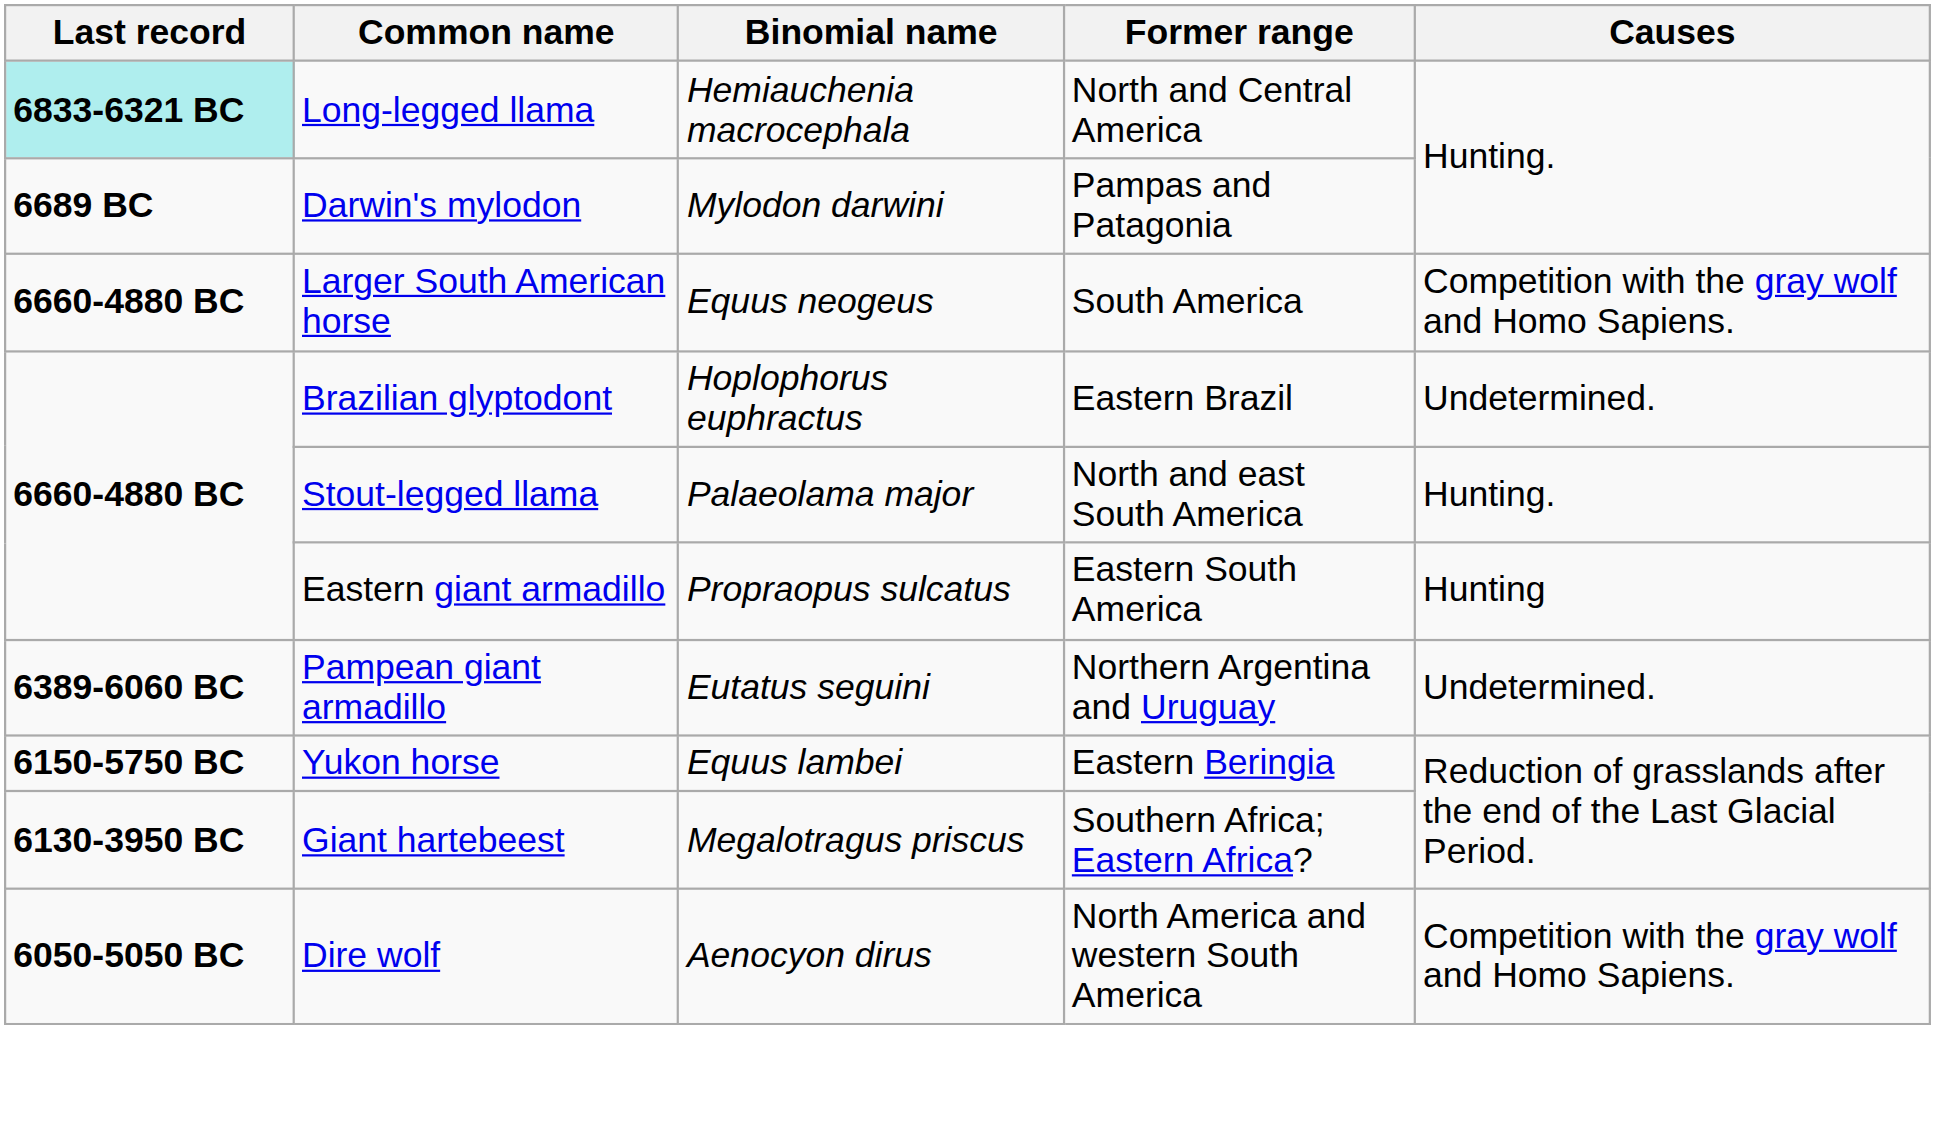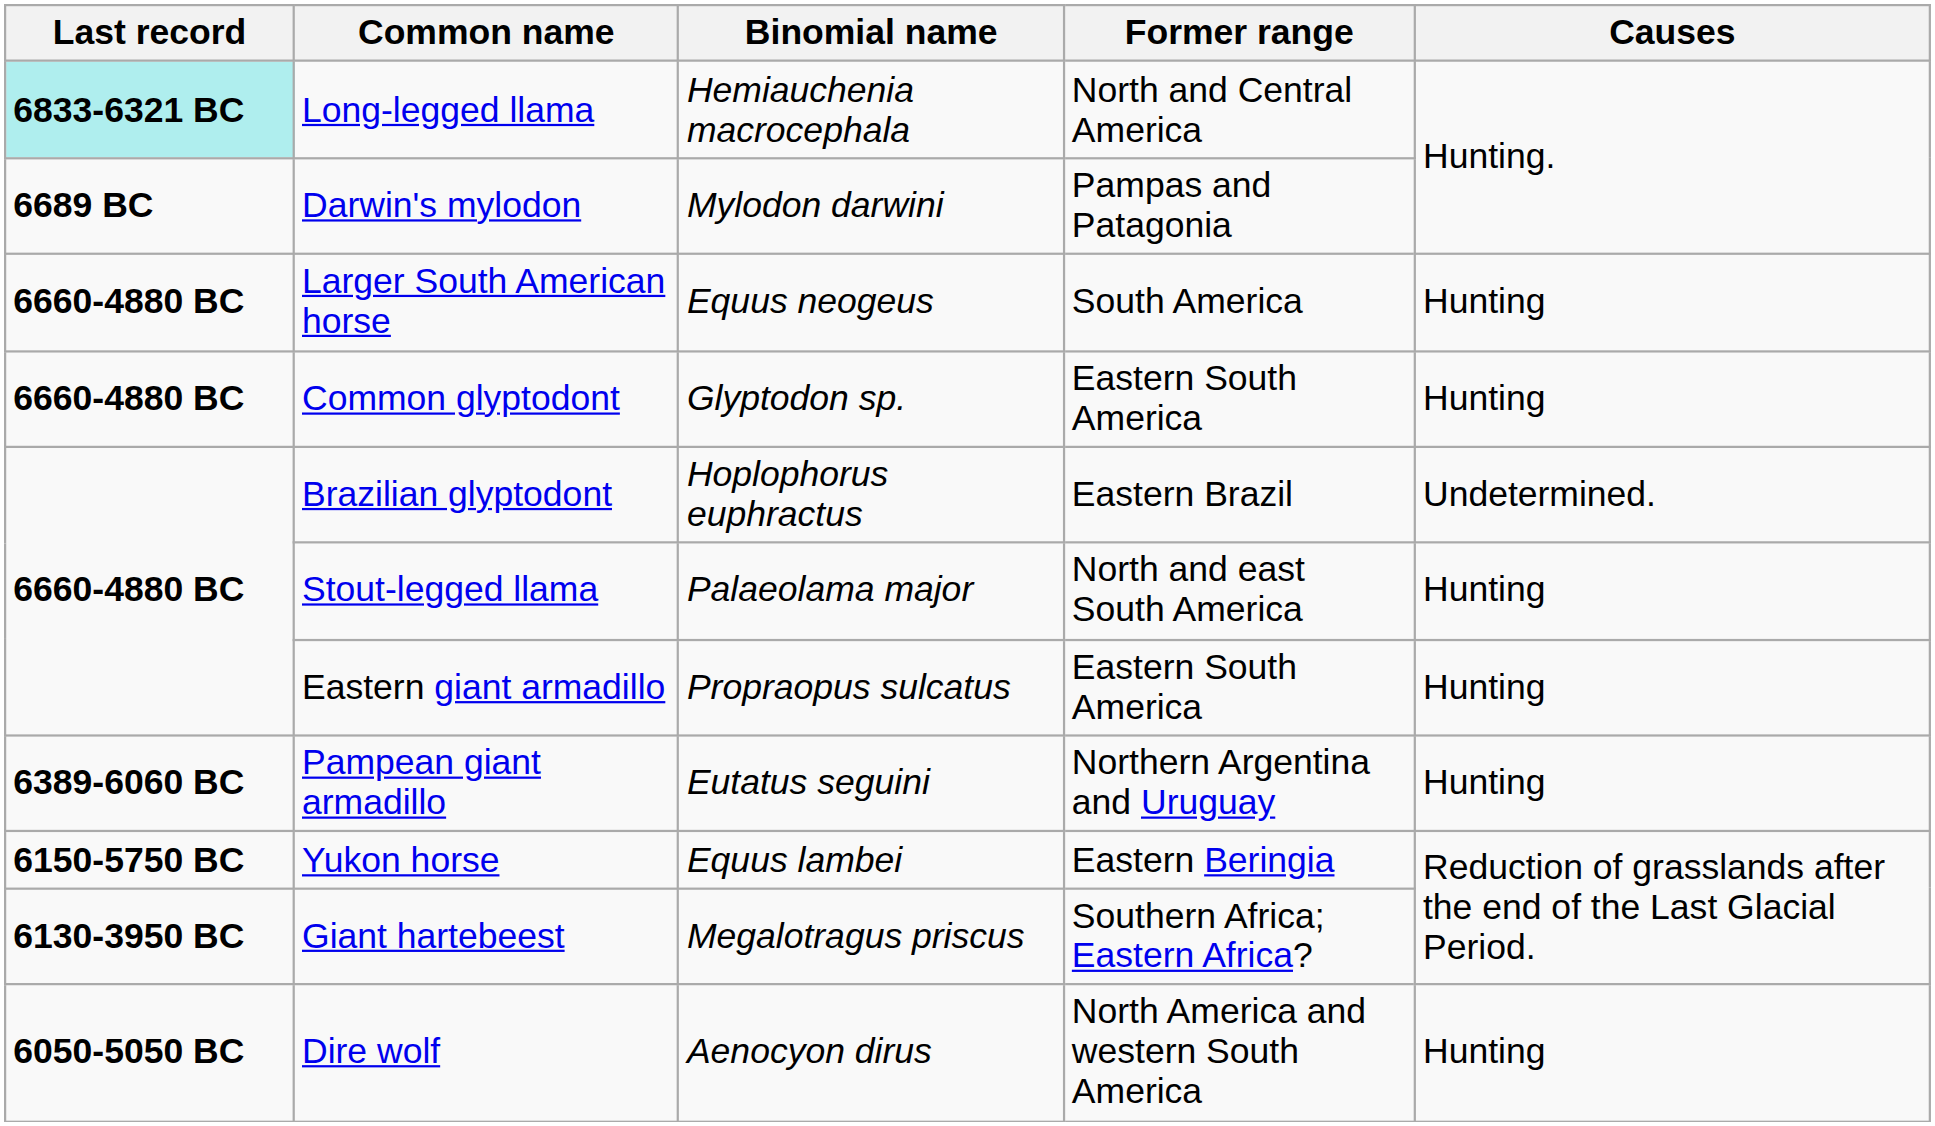(1660, 301) Competition with the gray wolf and Homo Sapiens. -> (1484, 301) Hunting
+ row: (461, 397)
(1489, 494) Hunting. -> (1484, 590) Hunting
(1539, 686) Undetermined. -> (1484, 783) Hunting
(1660, 955) Competition with the gray wolf and Homo Sapiens. -> (1484, 1051) Hunting
